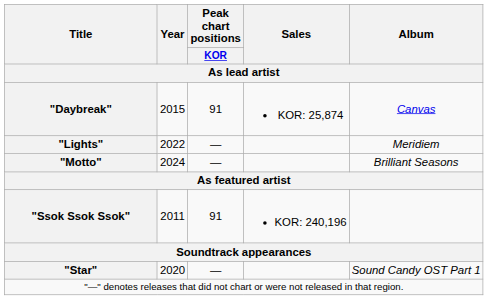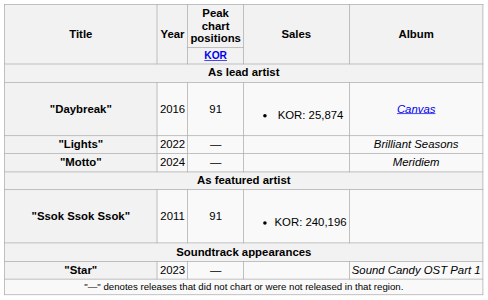(173, 109) 2015 -> (173, 109) 2016
(416, 144) Meridiem -> (416, 144) Brilliant Seasons
(416, 162) Brilliant Seasons -> (416, 162) Meridiem
(173, 270) 2020 -> (173, 270) 2023
